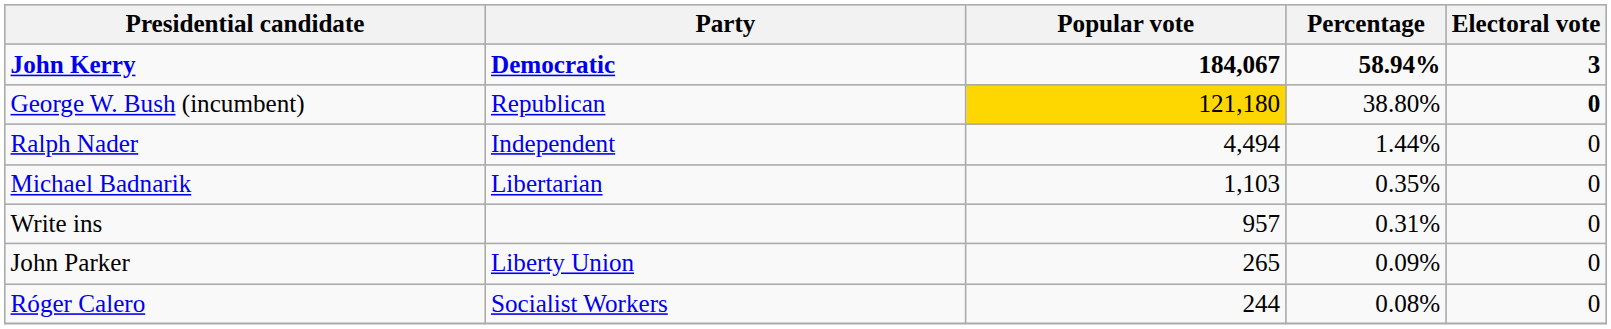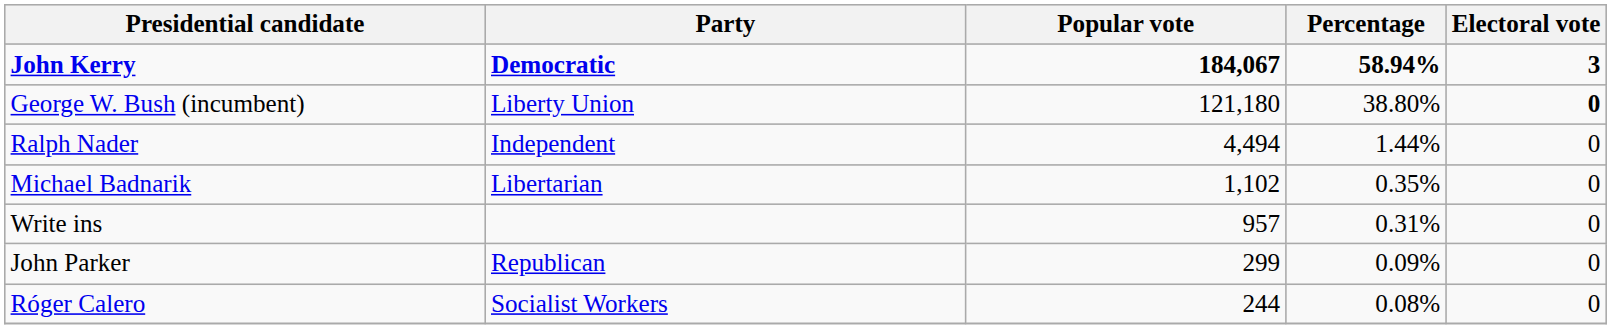(548, 104) Republican -> (563, 104) Liberty Union
(1239, 104) gold background -> (1239, 104) no background
(1252, 183) 1,103 -> (1252, 183) 1,102
(563, 263) Liberty Union -> (548, 263) Republican
(1261, 263) 265 -> (1261, 263) 299
